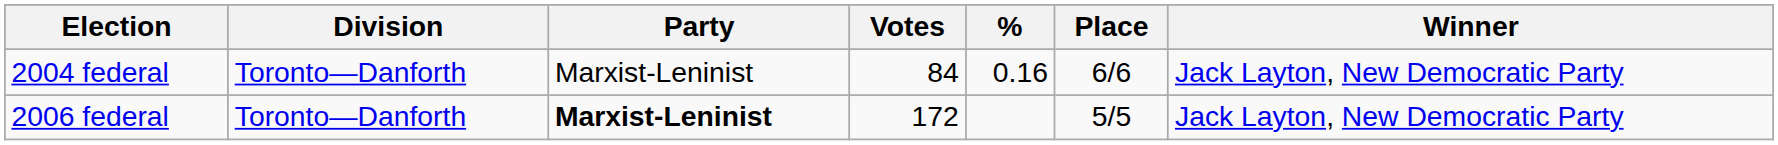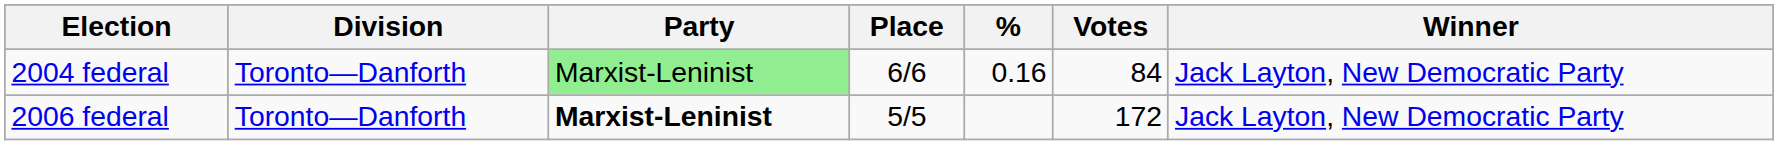columns swapped: (908, 26) <-> (1111, 26)
(654, 71) no background -> (654, 71) lightgreen background
